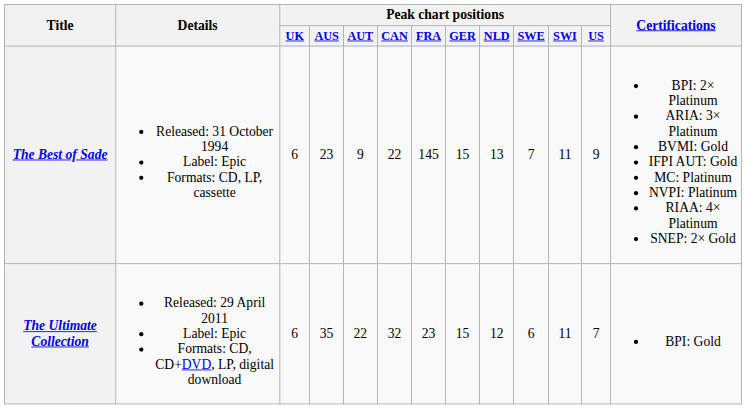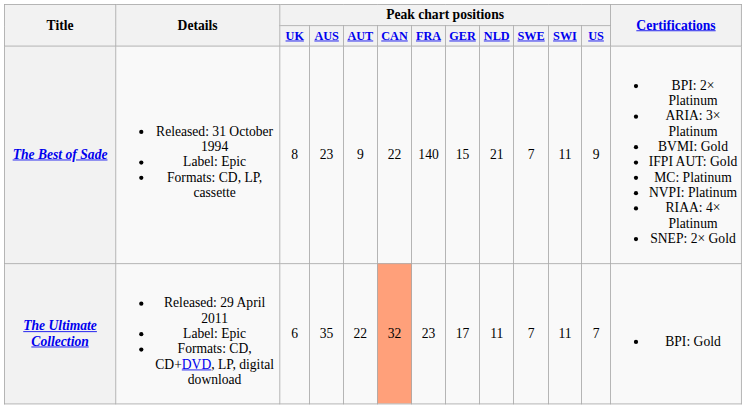(295, 154) 6 -> (295, 154) 8
(429, 154) 145 -> (429, 154) 140
(497, 154) 13 -> (497, 154) 21
(395, 333) no background -> (395, 333) lightsalmon background
(463, 333) 15 -> (463, 333) 17
(497, 333) 12 -> (497, 333) 11
(531, 333) 6 -> (531, 333) 7
